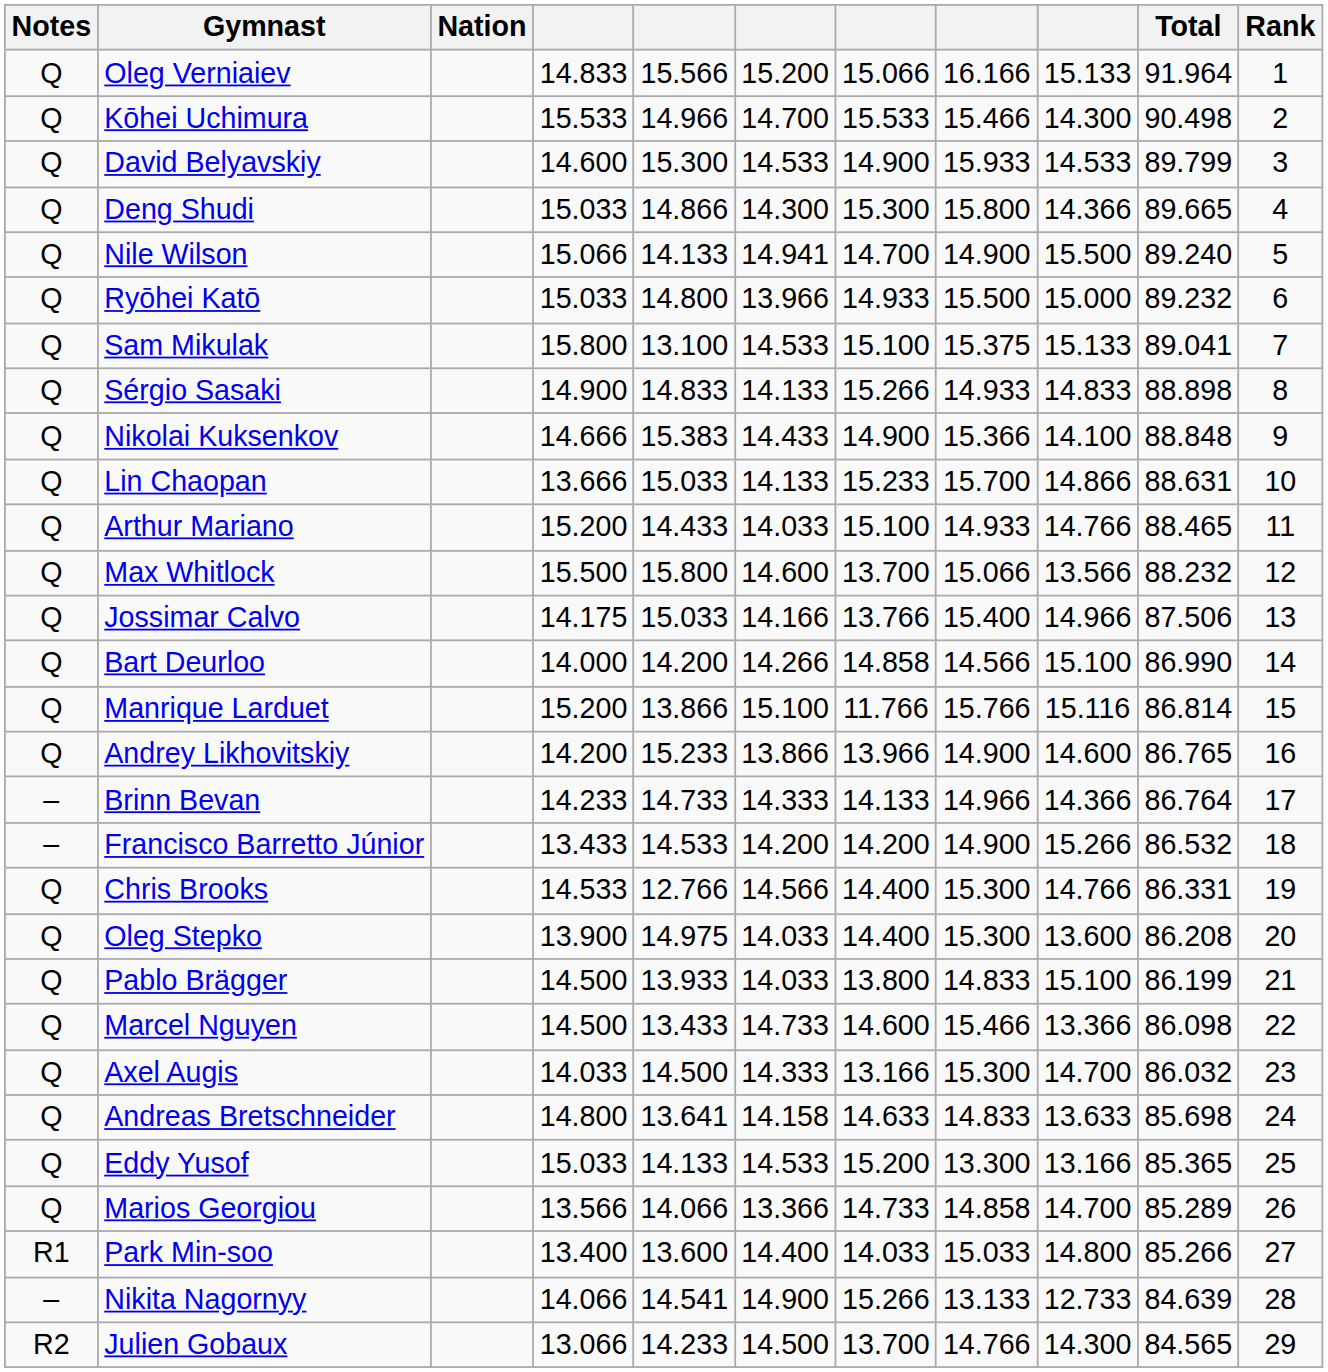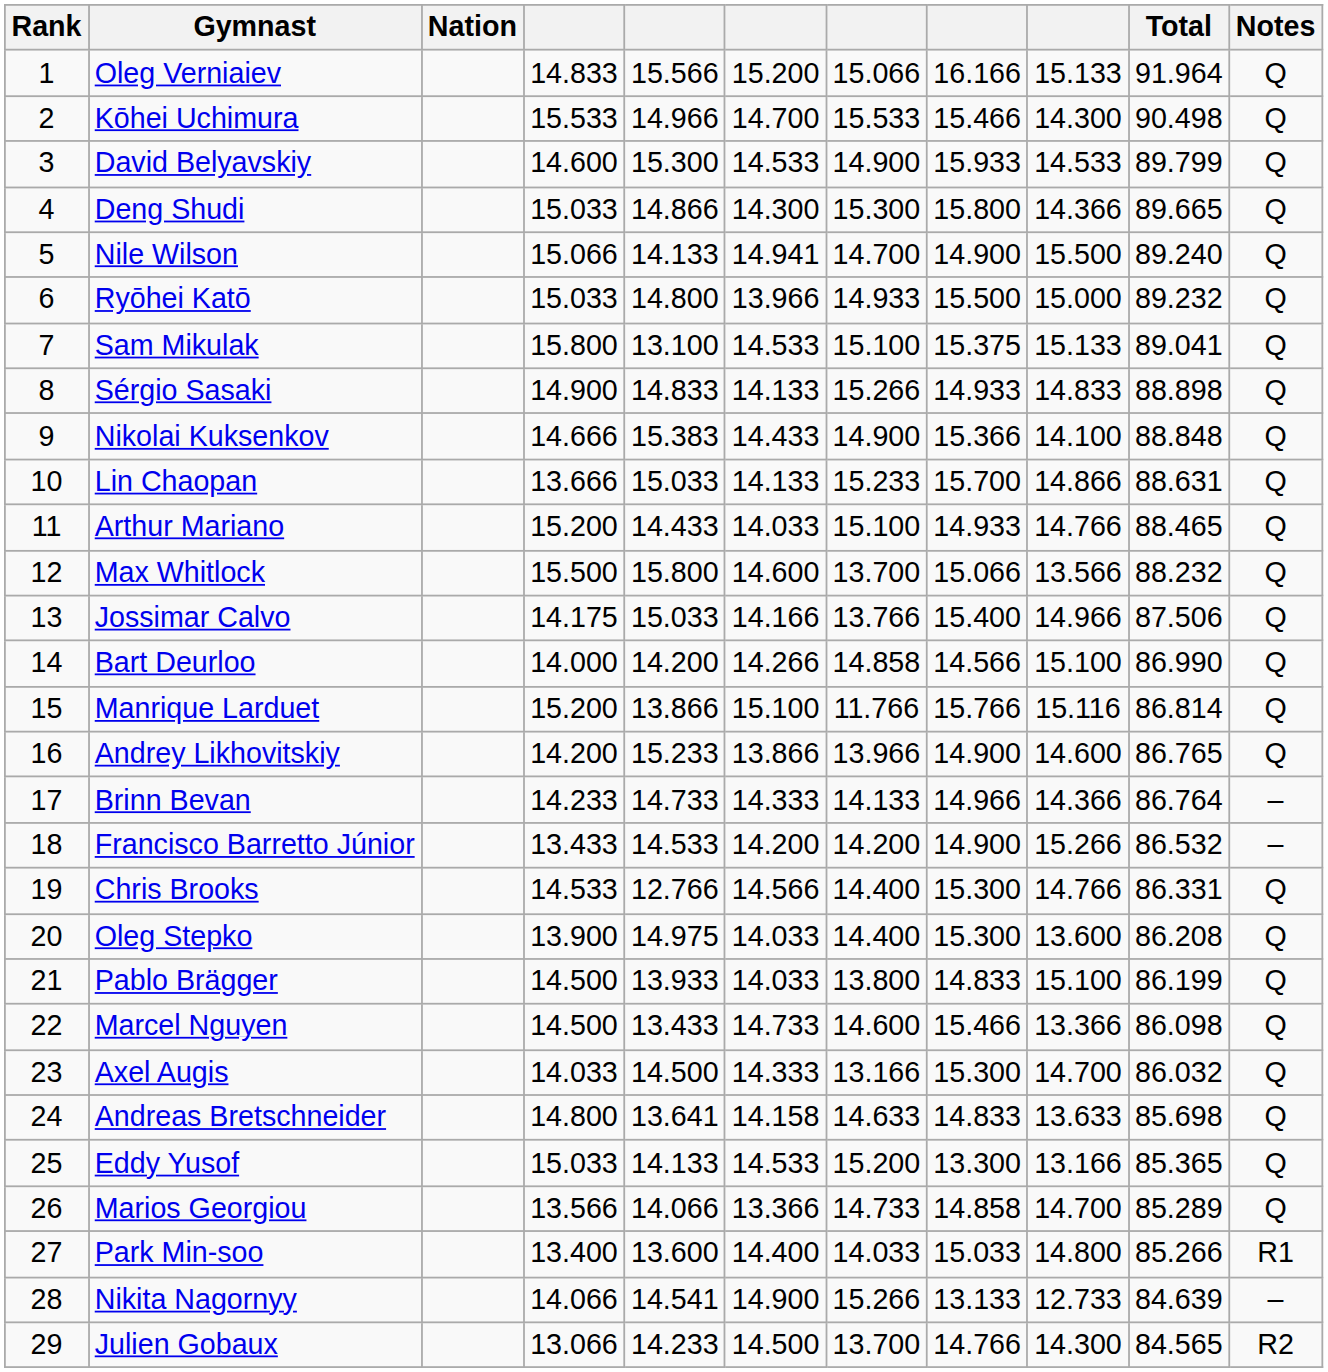columns swapped: (1280, 27) <-> (51, 27)
